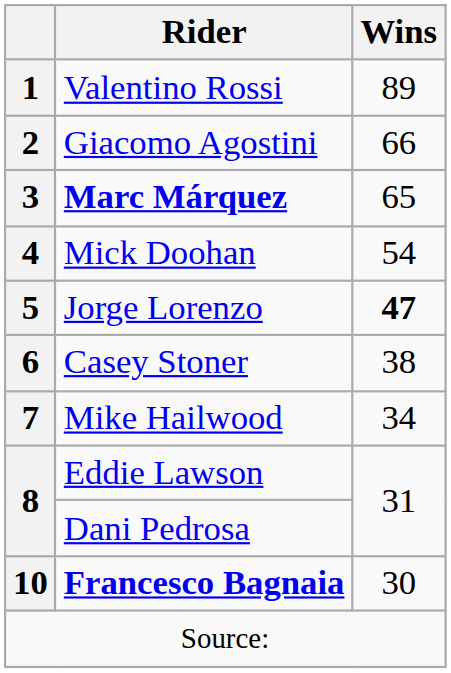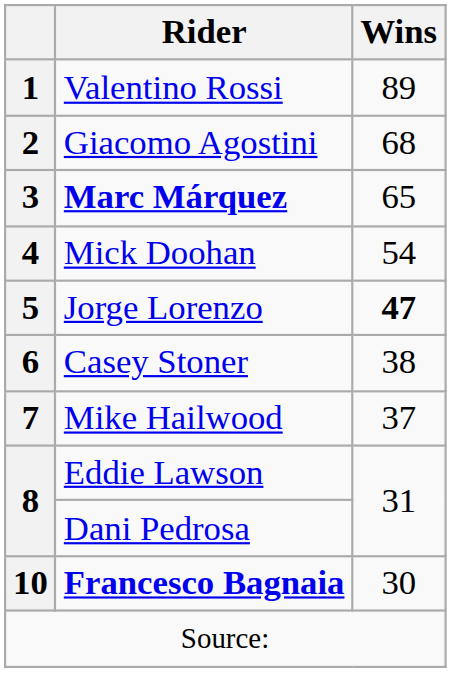(399, 142) 66 -> (399, 142) 68
(399, 417) 34 -> (399, 417) 37
